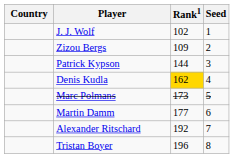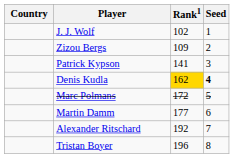(181, 64) 144 -> (181, 64) 141
(208, 80) normal -> (208, 80) bold
(181, 96) 173 -> (181, 96) 172
